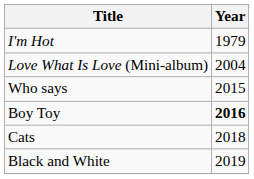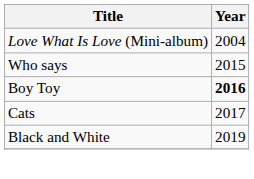- row: (31, 40)
(230, 137) 2018 -> (230, 112) 2017
